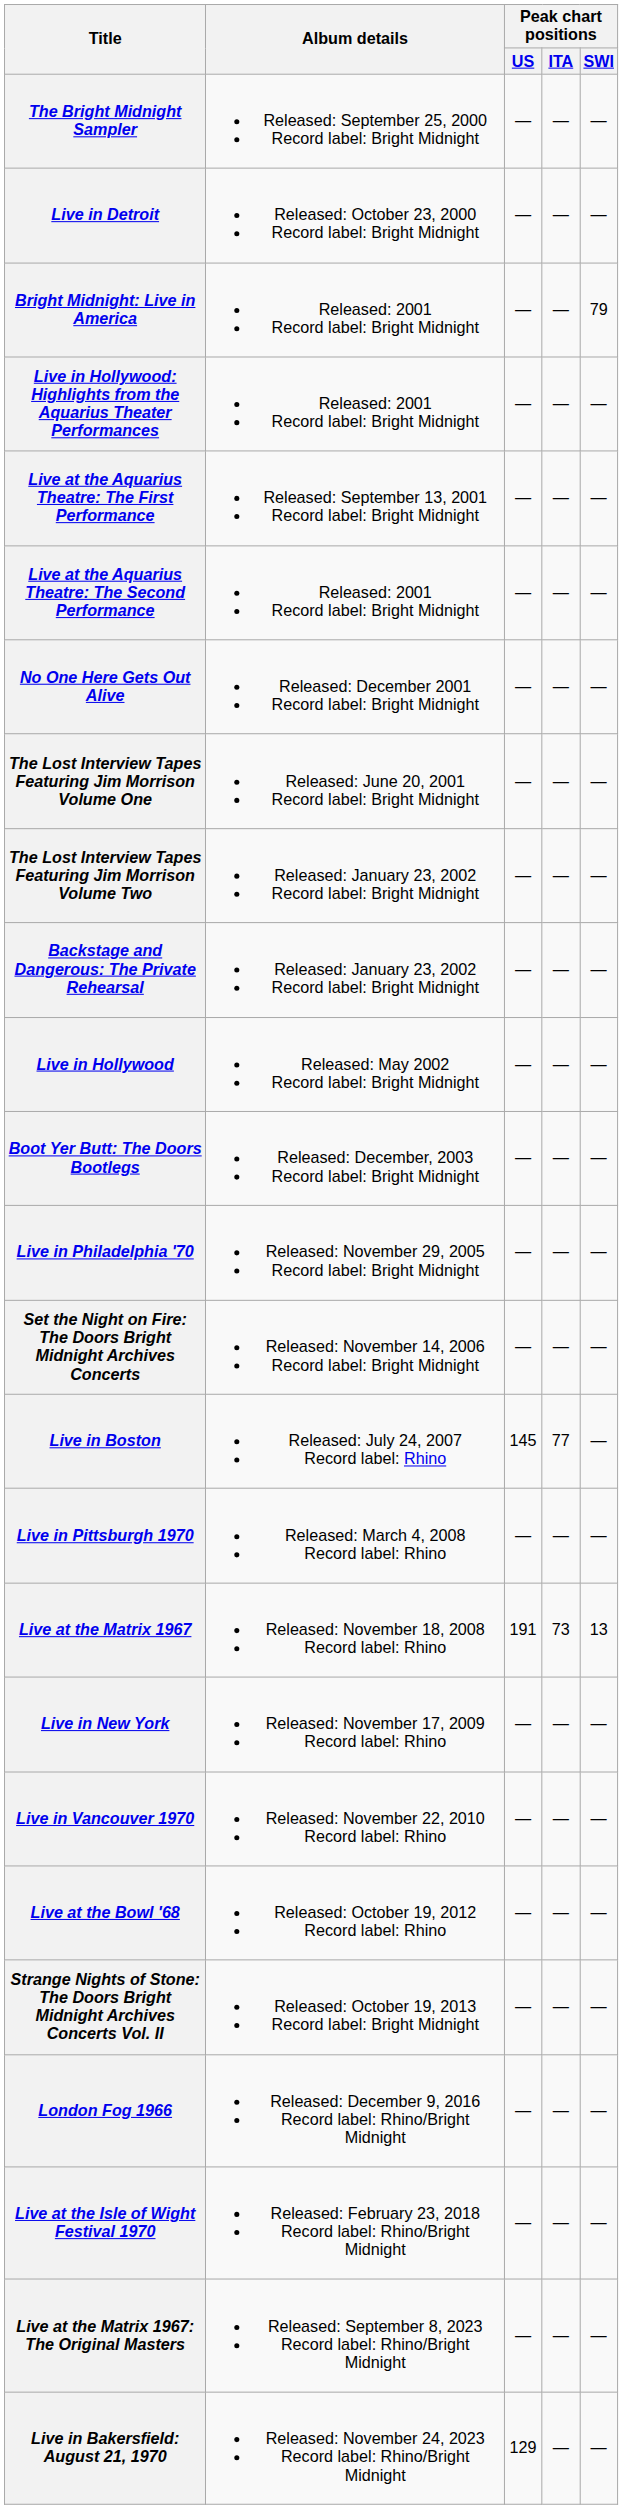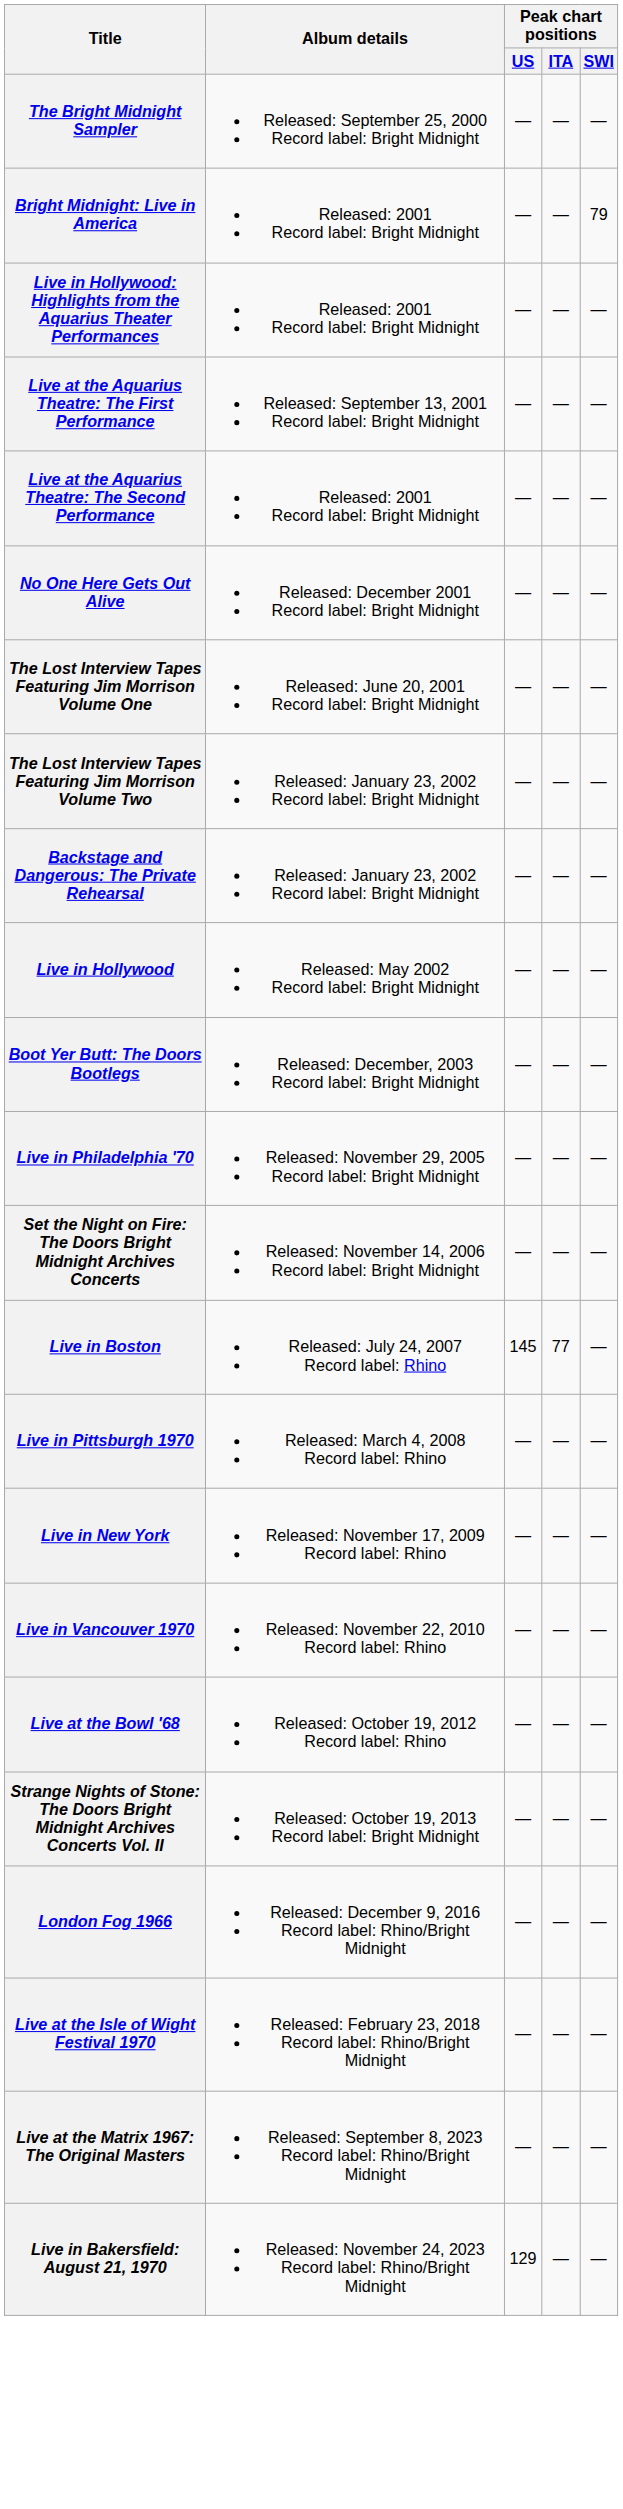- row: (105, 215)
- row: (105, 1630)
